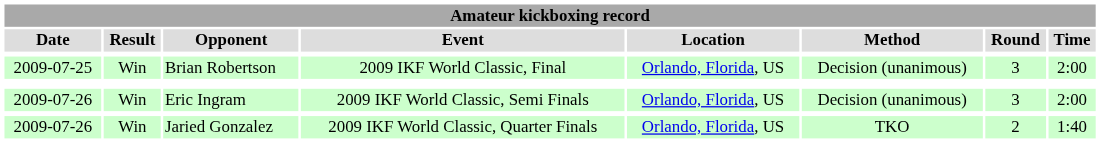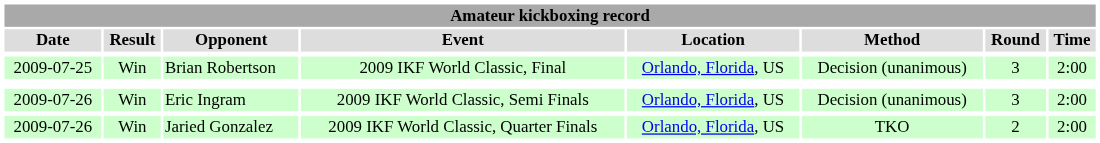(1072, 127) 1:40 -> (1072, 127) 2:00
